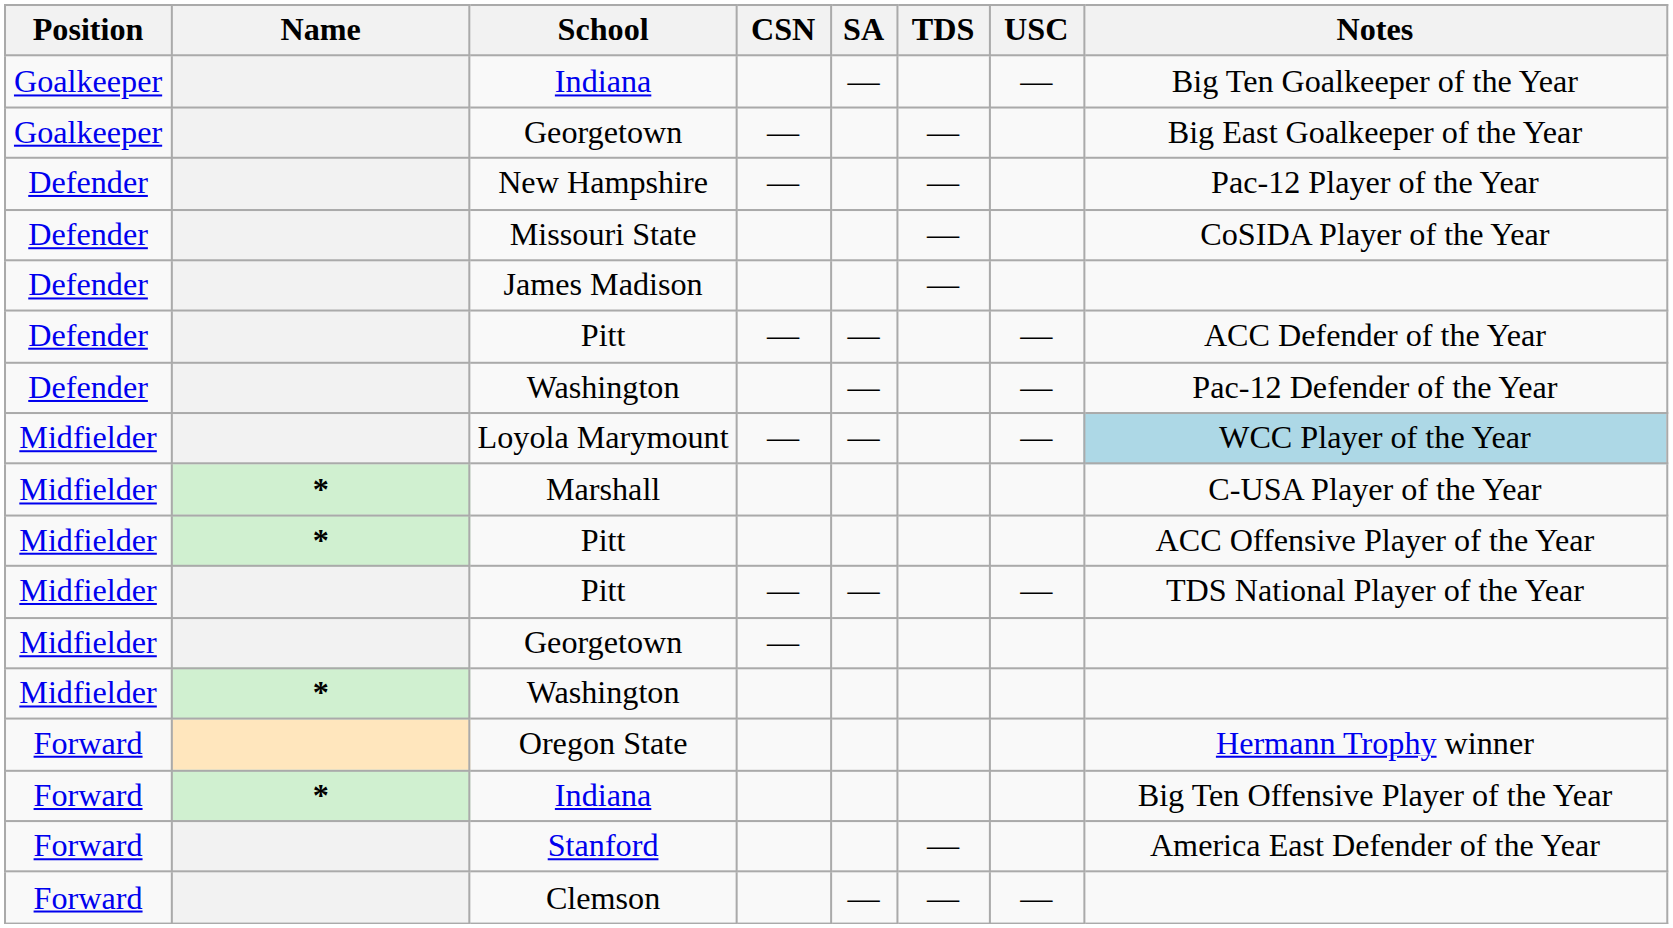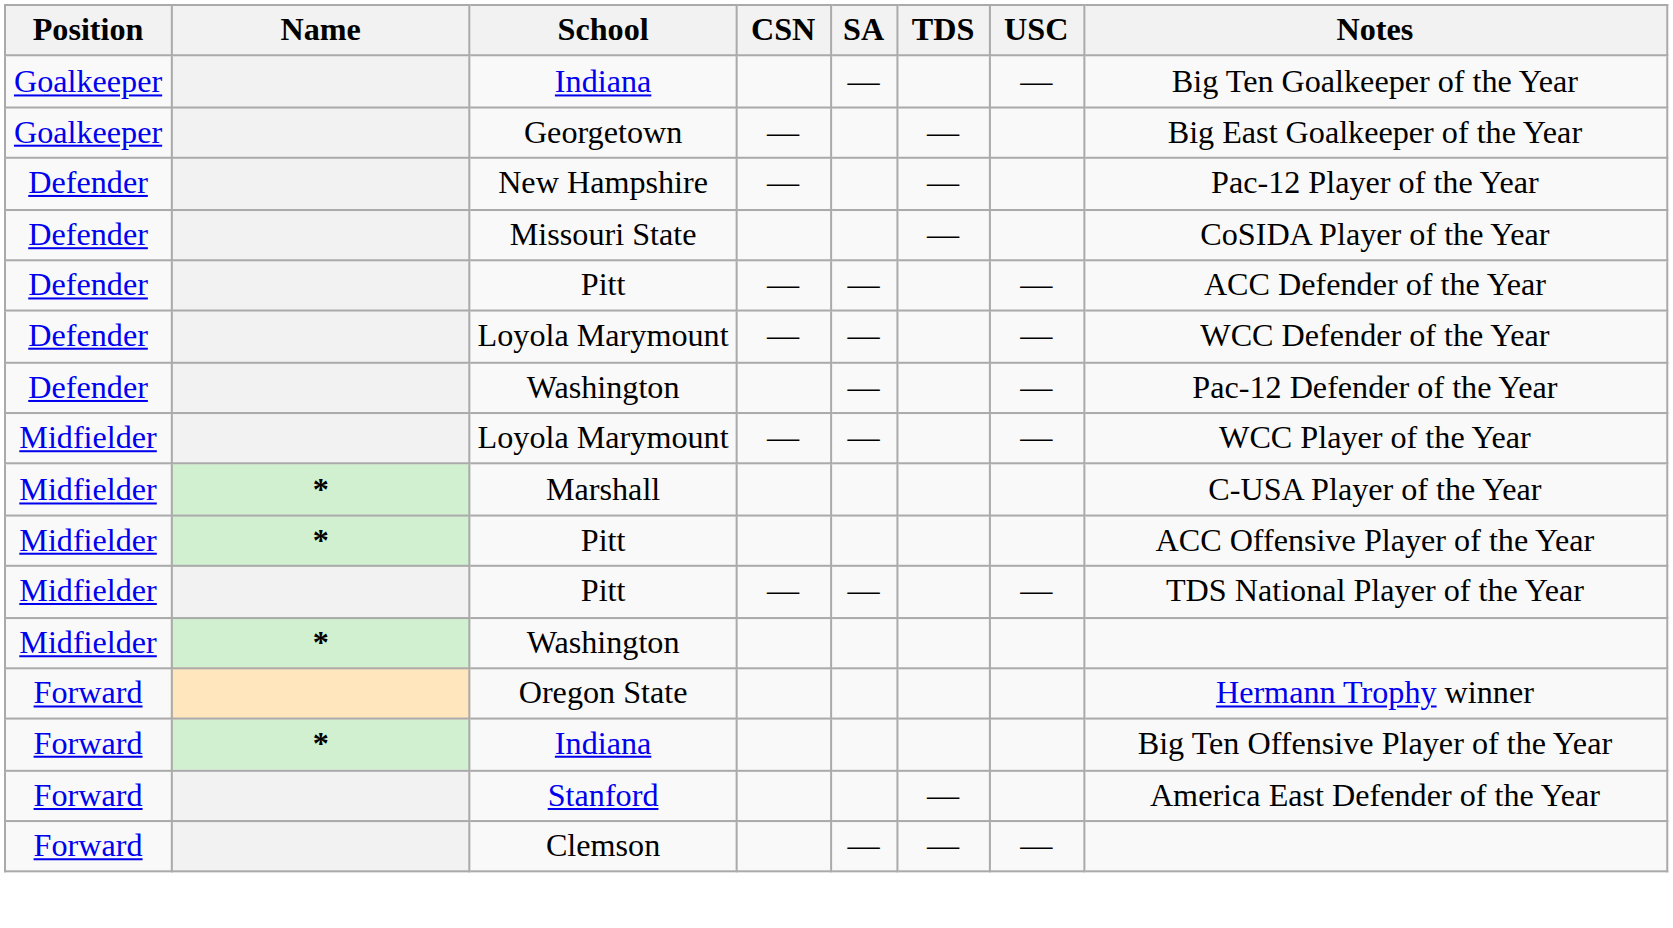- row: (88, 285)
+ row: (88, 336)
(1375, 438) lightblue background -> (1375, 438) no background
- row: (88, 642)
